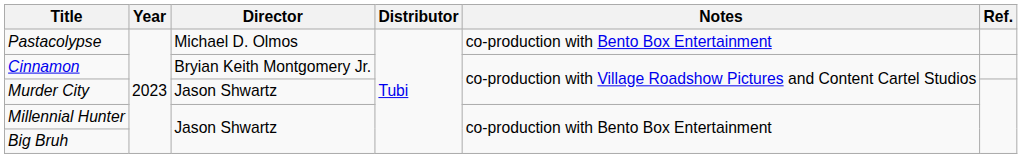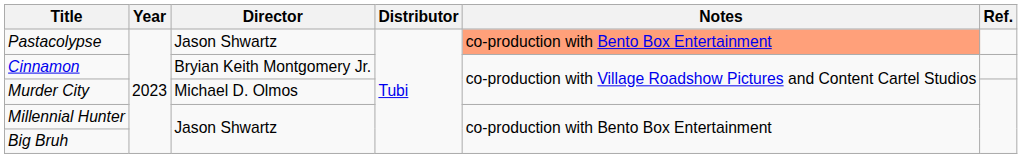(236, 41) Michael D. Olmos -> (226, 41) Jason Shwartz
(619, 41) no background -> (619, 41) lightsalmon background
(226, 91) Jason Shwartz -> (236, 91) Michael D. Olmos
